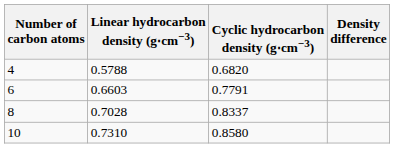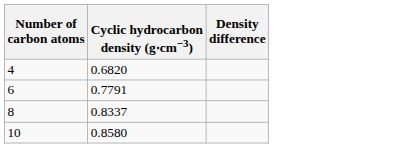- column: (148, 31)
